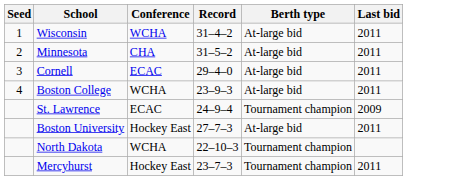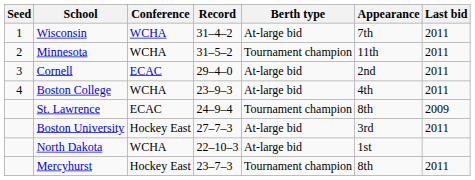+ column: (389, 14)
(143, 52) CHA -> (148, 52) WCHA
(273, 52) At-large bid -> (298, 52) Tournament champion
(298, 147) Tournament champion -> (273, 147) At-large bid
